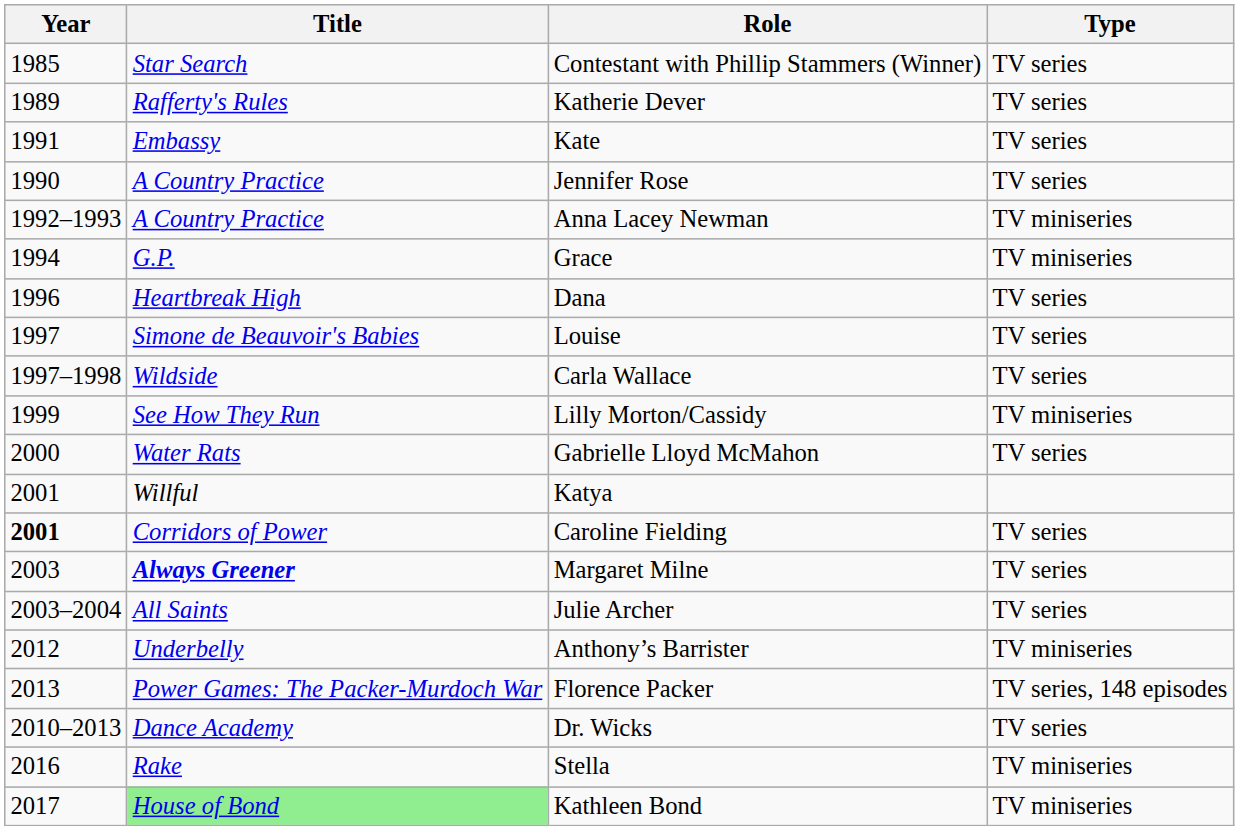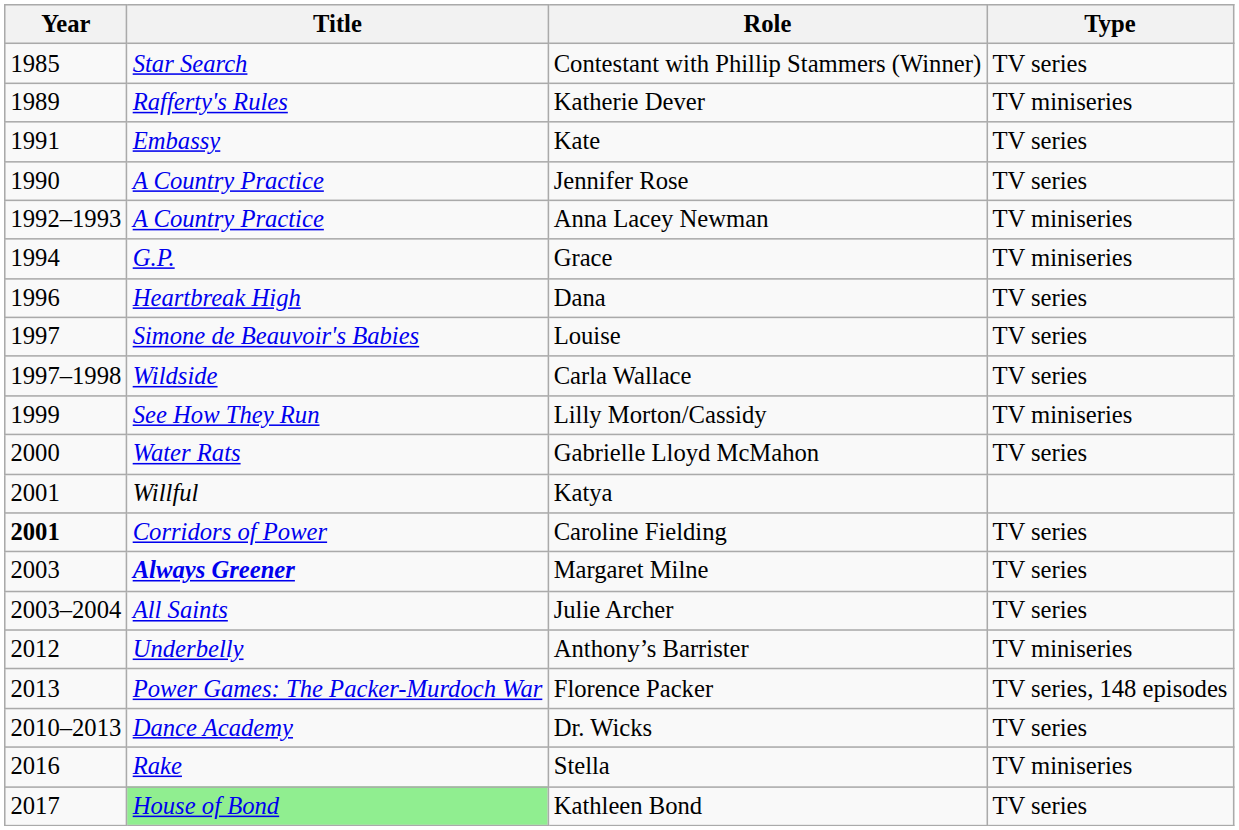(1040, 102) TV series -> (1062, 102) TV miniseries
(1062, 805) TV miniseries -> (1040, 805) TV series
